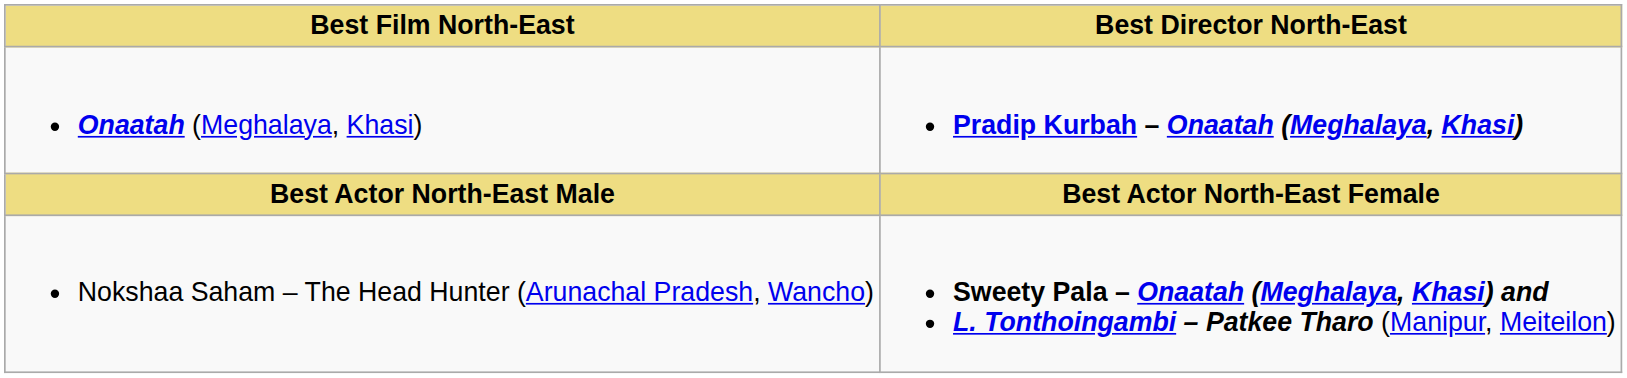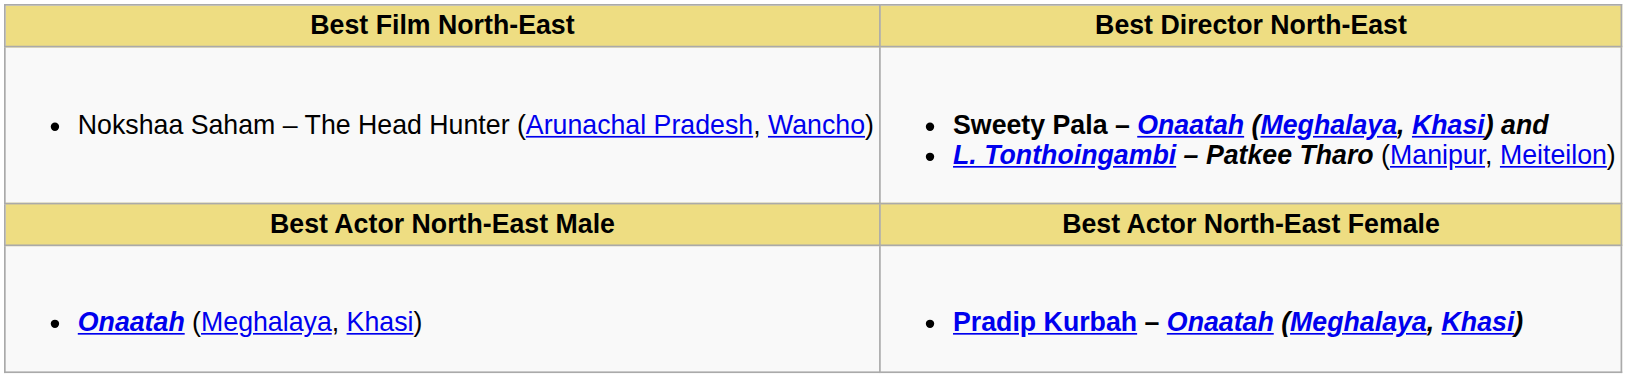rows swapped: (442, 125) <-> (442, 293)
